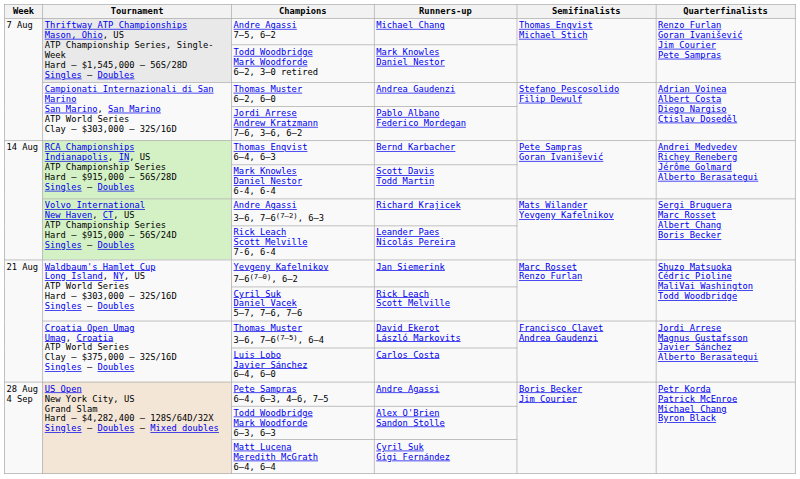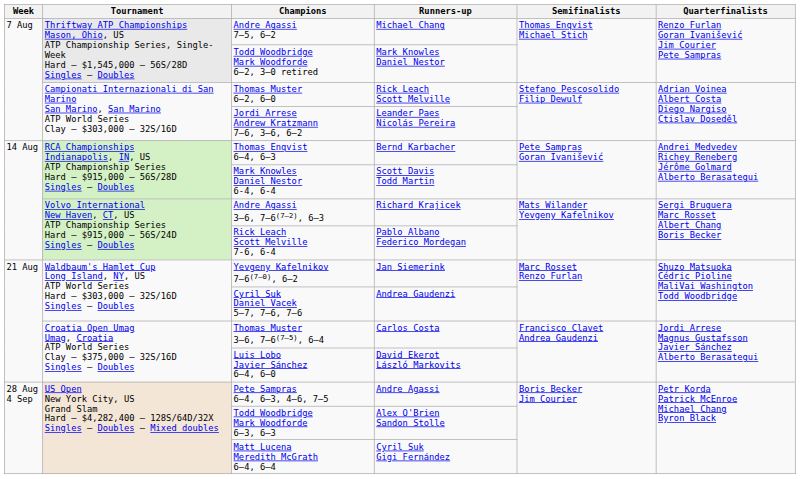(416, 90) Andrea Gaudenzi -> (413, 95) Rick Leach Scott Melville
(421, 119) Pablo Albano Federico Mordegan -> (416, 119) Leander Paes Nicolás Pereira
(416, 238) Leander Paes Nicolás Pereira -> (421, 238) Pablo Albano Federico Mordegan
(413, 299) Rick Leach Scott Melville -> (416, 294) Andrea Gaudenzi
(418, 333) David Ekerot László Markovits -> (408, 328) Carlos Costa
(408, 355) Carlos Costa -> (418, 360) David Ekerot László Markovits
